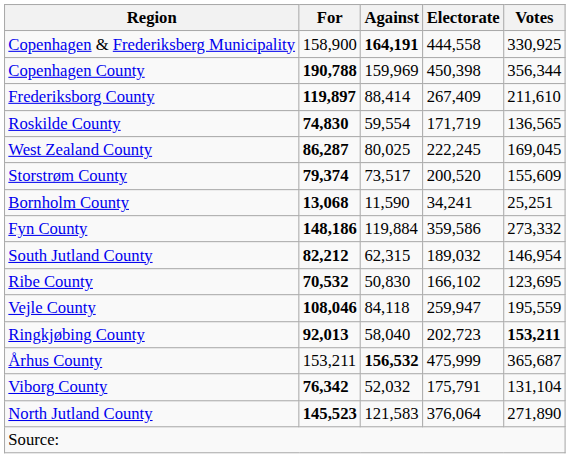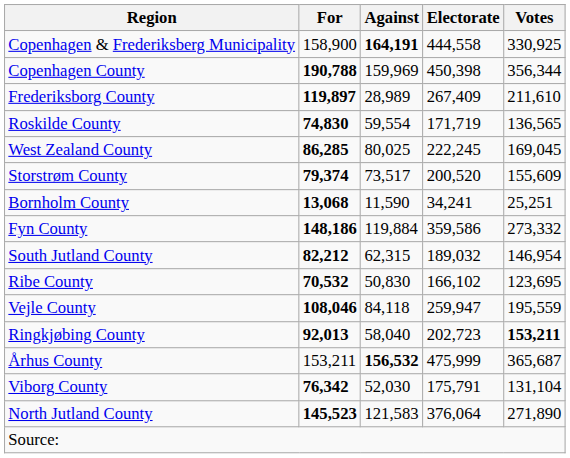(387, 96) 88,414 -> (387, 96) 28,989
(326, 149) 86,287 -> (326, 149) 86,285
(387, 387) 52,032 -> (387, 387) 52,030
